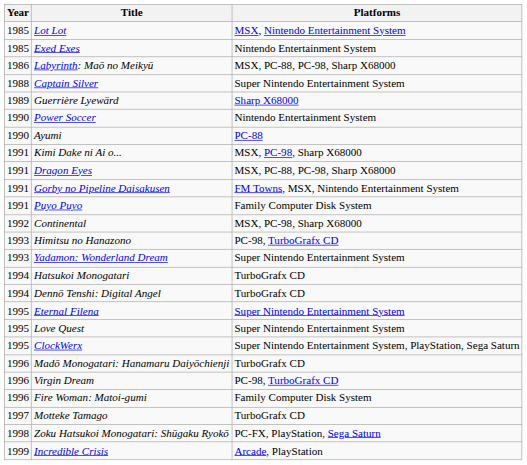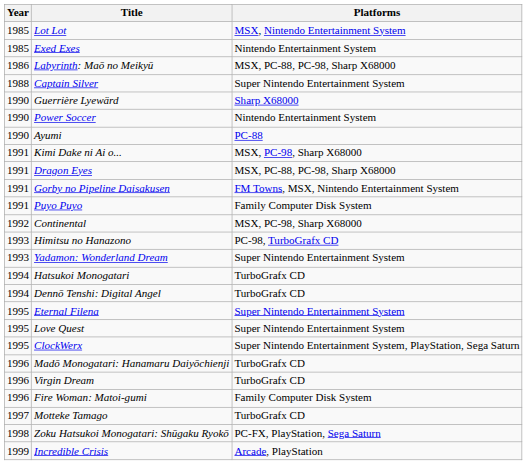(18, 100) 1989 -> (18, 100) 1990
(286, 380) PC-98, TurboGrafx CD -> (270, 380) TurboGrafx CD
